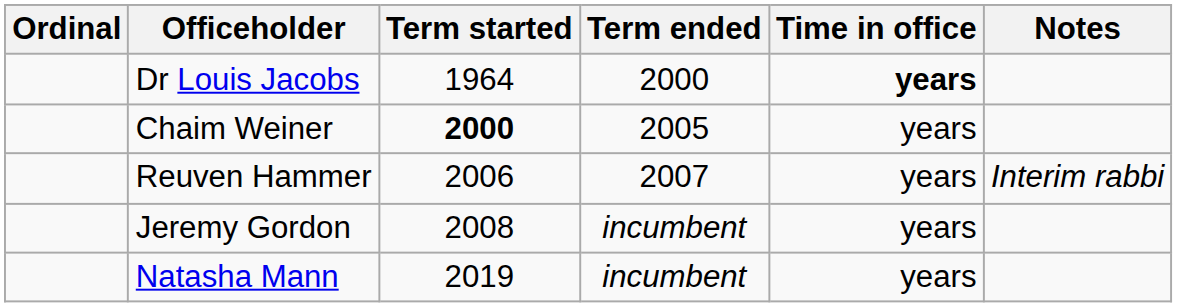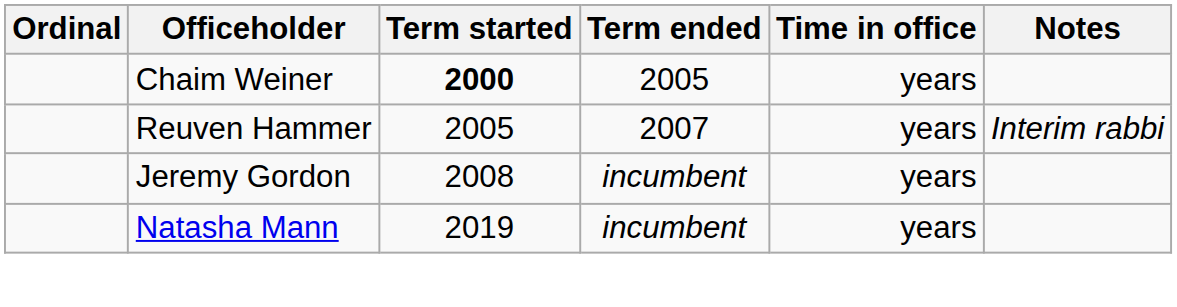- row: (248, 78)
(479, 177) 2006 -> (479, 128) 2005
